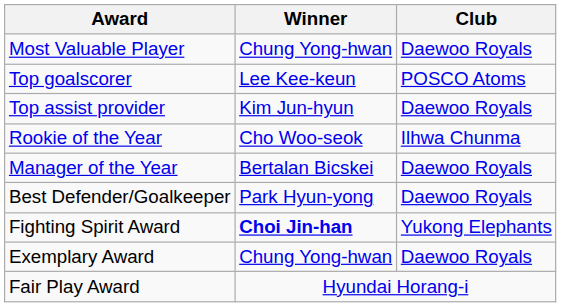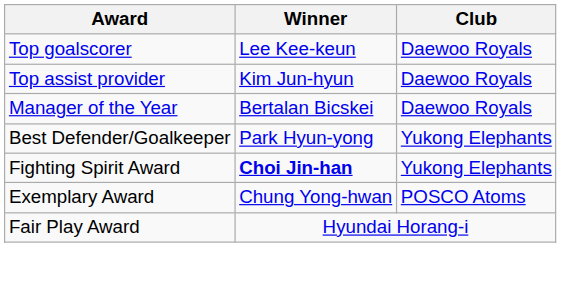- row: (97, 49)
(463, 78) POSCO Atoms -> (466, 49) Daewoo Royals
- row: (85, 138)
(466, 197) Daewoo Royals -> (476, 138) Yukong Elephants
(466, 256) Daewoo Royals -> (463, 197) POSCO Atoms
